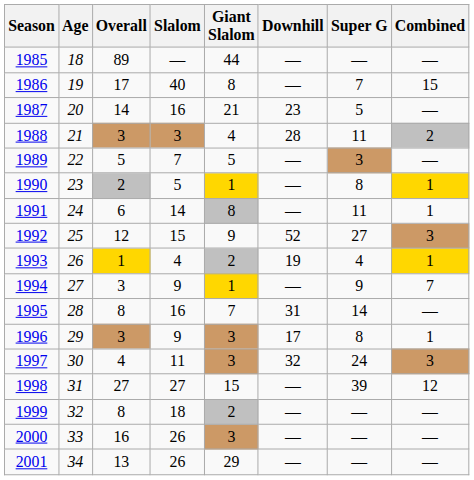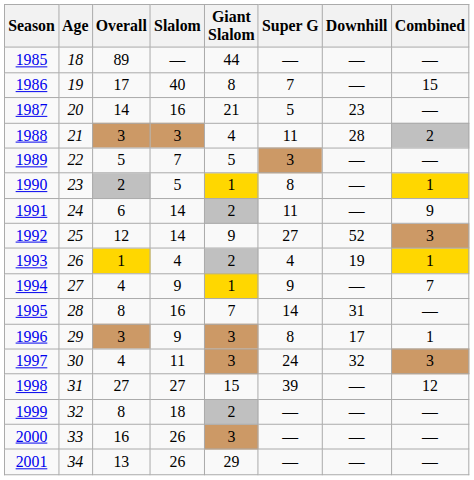columns swapped: (359, 25) <-> (293, 25)
(231, 210) 8 -> (231, 210) 2
(430, 210) 1 -> (430, 210) 9
(177, 235) 15 -> (177, 235) 14
(121, 286) 3 -> (121, 286) 4
